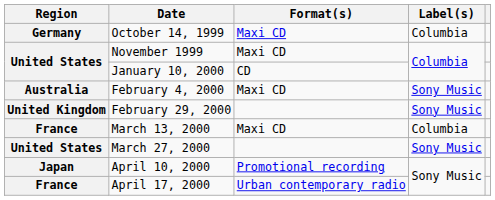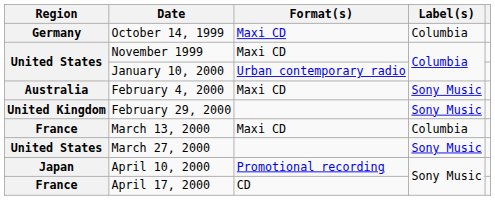(244, 71) CD -> (321, 71) Urban contemporary radio
(321, 186) Urban contemporary radio -> (244, 186) CD
